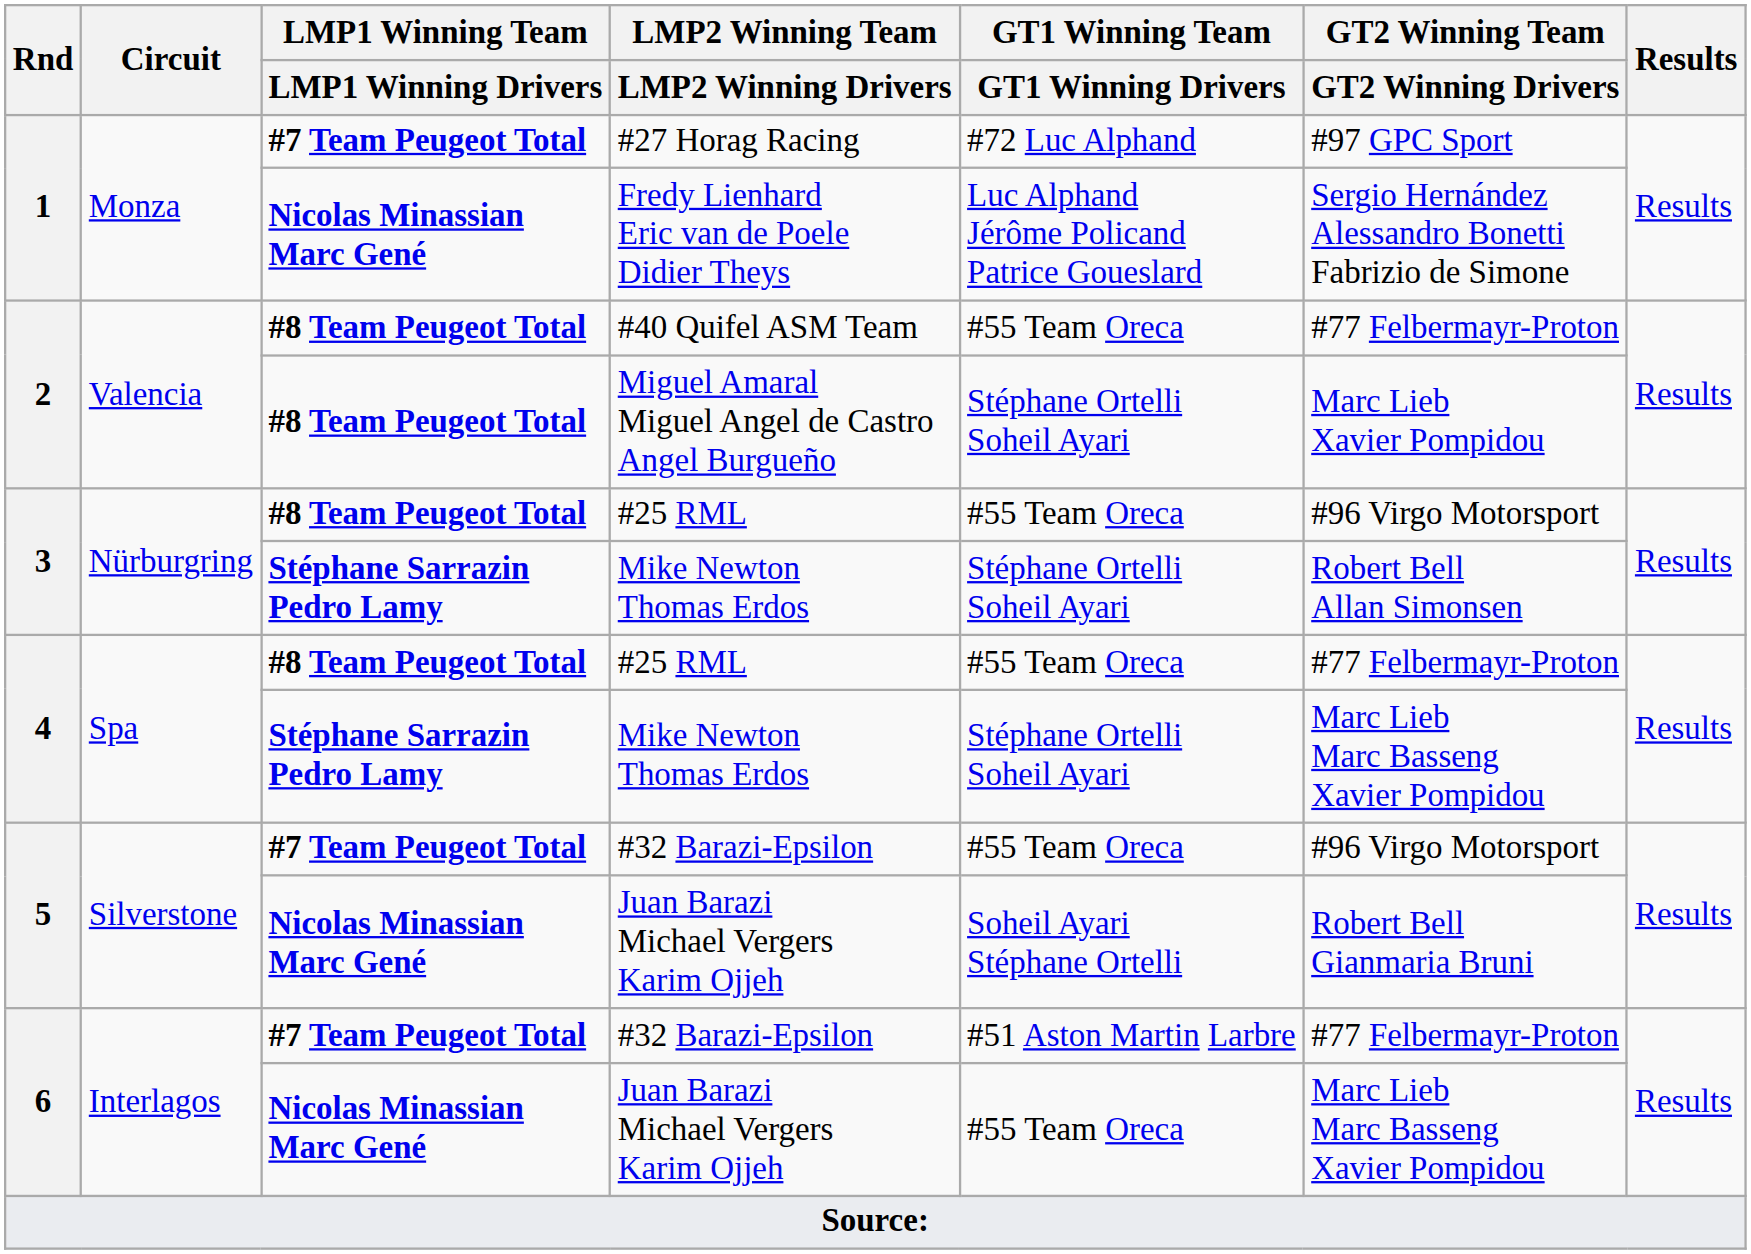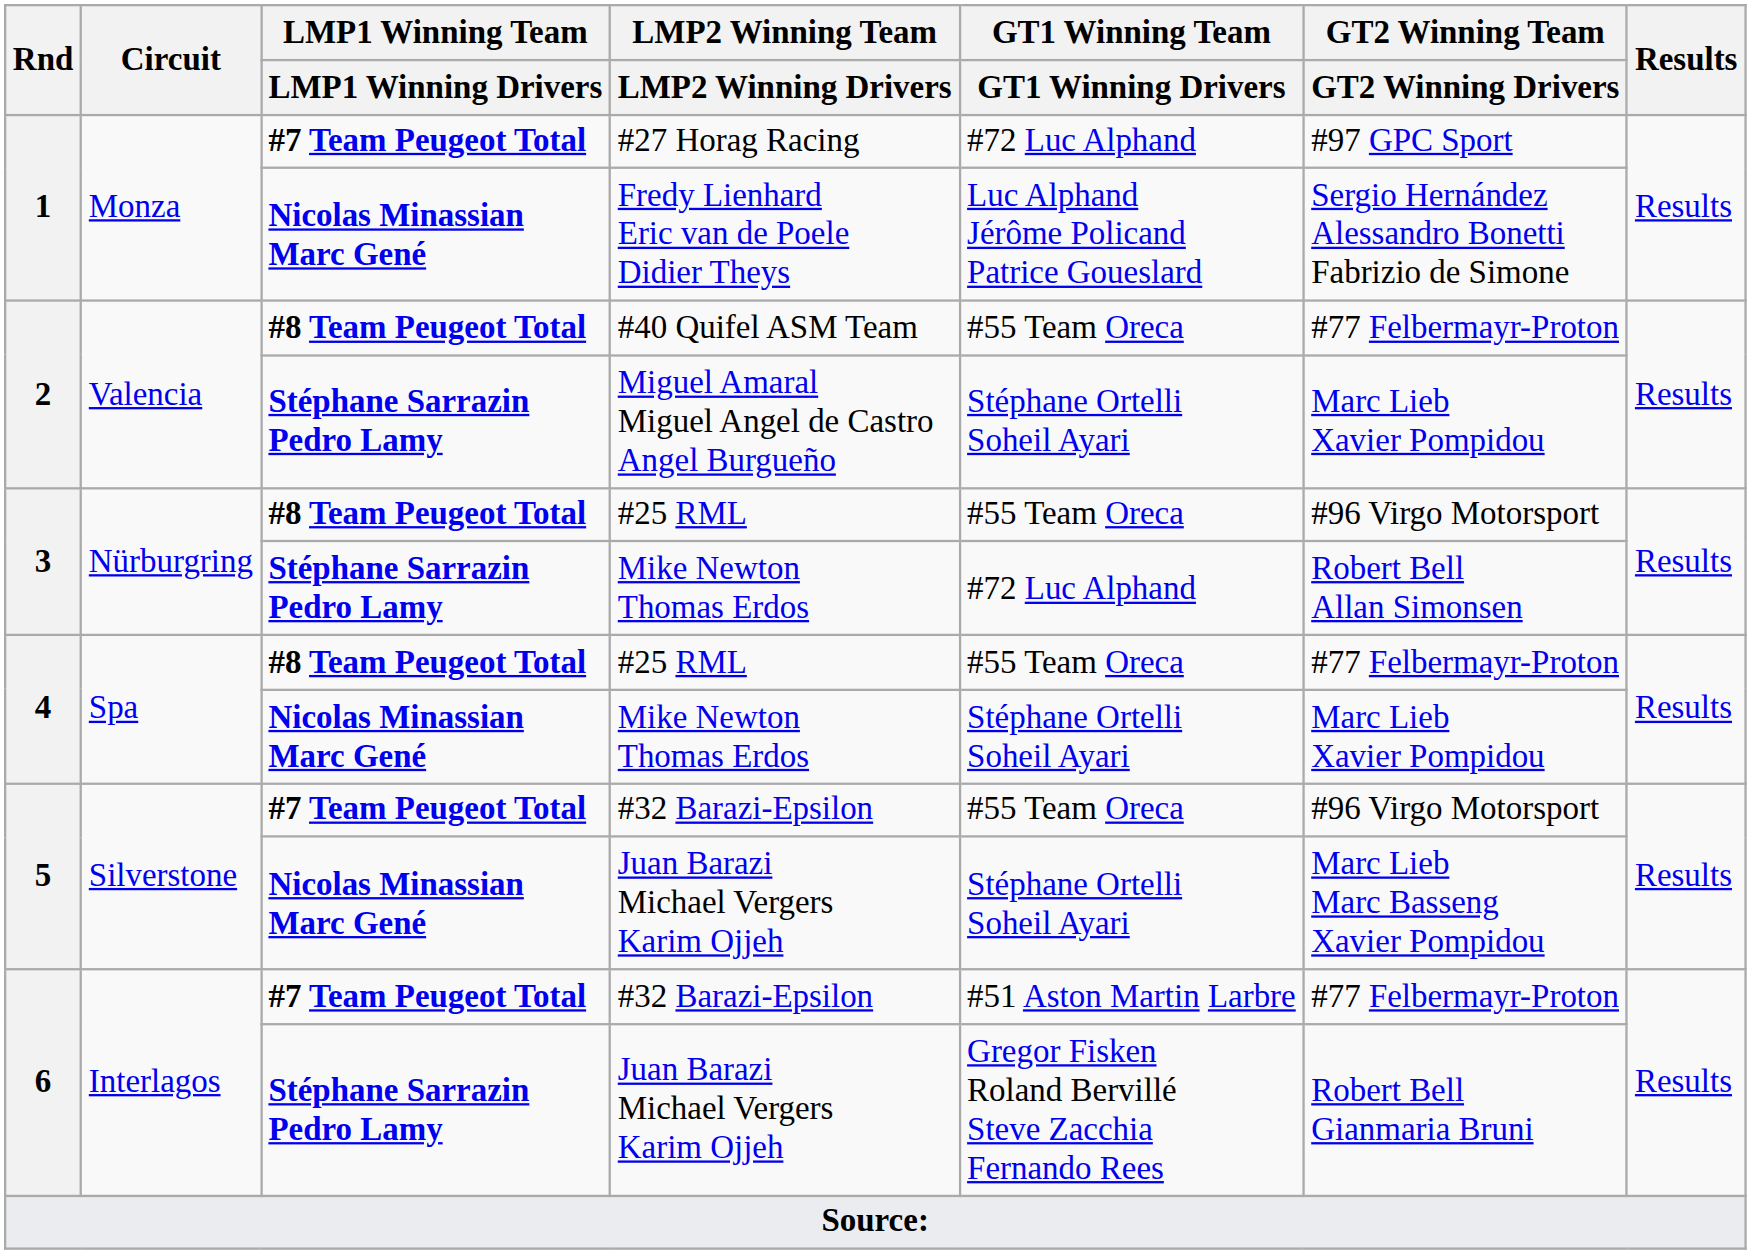(427, 420) #8 Team Peugeot Total -> (399, 420) Stéphane Sarrazin Pedro Lamy
(1075, 587) Stéphane Ortelli Soheil Ayari -> (1082, 587) #72 Luc Alphand
(399, 755) Stéphane Sarrazin Pedro Lamy -> (396, 735) Nicolas Minassian Marc Gené
(1428, 755) Marc Lieb Marc Basseng Xavier Pompidou -> (1428, 735) Marc Lieb Xavier Pompidou
(1075, 941) Soheil Ayari Stéphane Ortelli -> (1075, 902) Stéphane Ortelli Soheil Ayari
(1422, 941) Robert Bell Gianmaria Bruni -> (1428, 902) Marc Lieb Marc Basseng Xavier Pompidou
(396, 1128) Nicolas Minassian Marc Gené -> (399, 1108) Stéphane Sarrazin Pedro Lamy
(1075, 1128) #55 Team Oreca -> (1072, 1108) Gregor Fisken Roland Bervillé Steve Zacchia Fernando Rees
(1428, 1128) Marc Lieb Marc Basseng Xavier Pompidou -> (1422, 1108) Robert Bell Gianmaria Bruni
